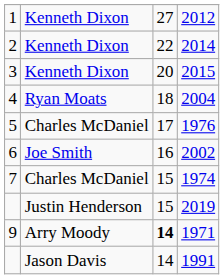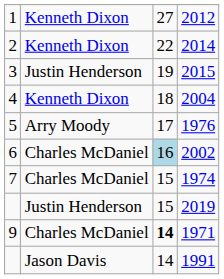(77, 71) Kenneth Dixon -> (83, 71) Justin Henderson
(165, 71) 20 -> (165, 71) 19
(66, 98) Ryan Moats -> (77, 98) Kenneth Dixon
(87, 125) Charles McDaniel -> (67, 125) Arry Moody
(58, 152) Joe Smith -> (87, 152) Charles McDaniel
(165, 152) no background -> (165, 152) lightblue background
(67, 233) Arry Moody -> (87, 233) Charles McDaniel
